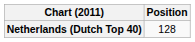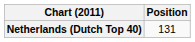(167, 29) 128 -> (167, 29) 131
